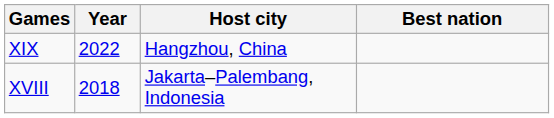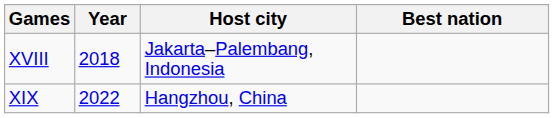rows swapped: (29, 87) <-> (24, 48)
